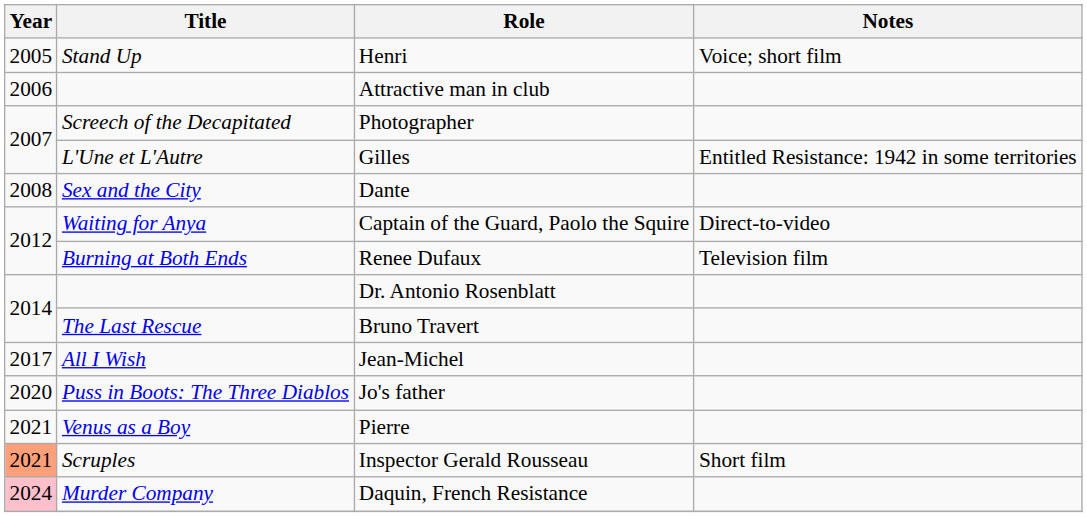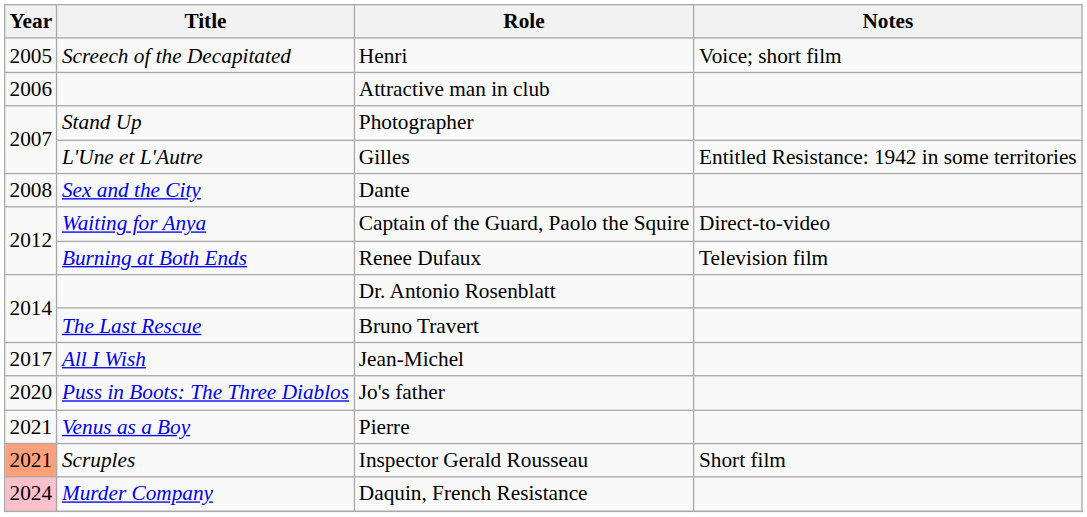(102, 55) Stand Up -> (176, 55) Screech of the Decapitated
(176, 122) Screech of the Decapitated -> (102, 122) Stand Up
